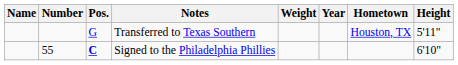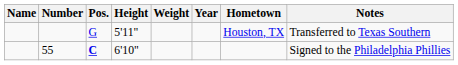columns swapped: (434, 13) <-> (195, 13)
